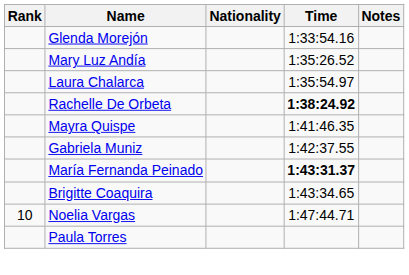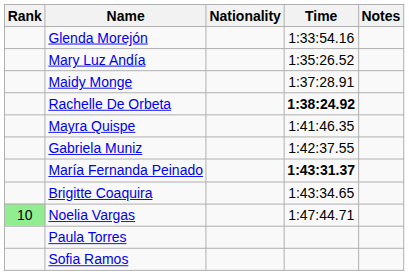- row: (96, 82)
+ row: (90, 82)
(25, 215) no background -> (25, 215) lightgreen background
+ row: (88, 259)
